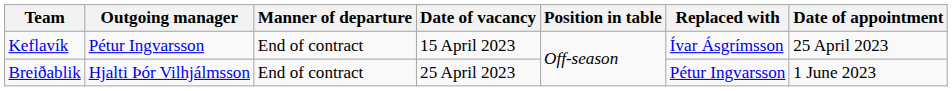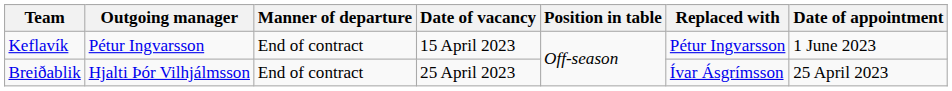(727, 45) Ívar Ásgrímsson -> (728, 45) Pétur Ingvarsson
(841, 45) 25 April 2023 -> (835, 45) 1 June 2023
(728, 72) Pétur Ingvarsson -> (727, 72) Ívar Ásgrímsson
(835, 72) 1 June 2023 -> (841, 72) 25 April 2023
